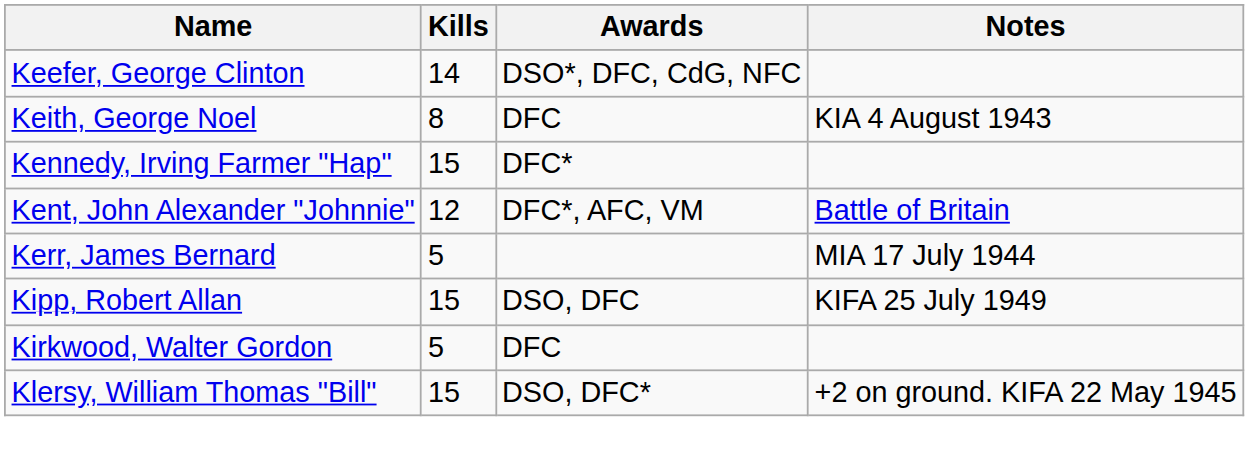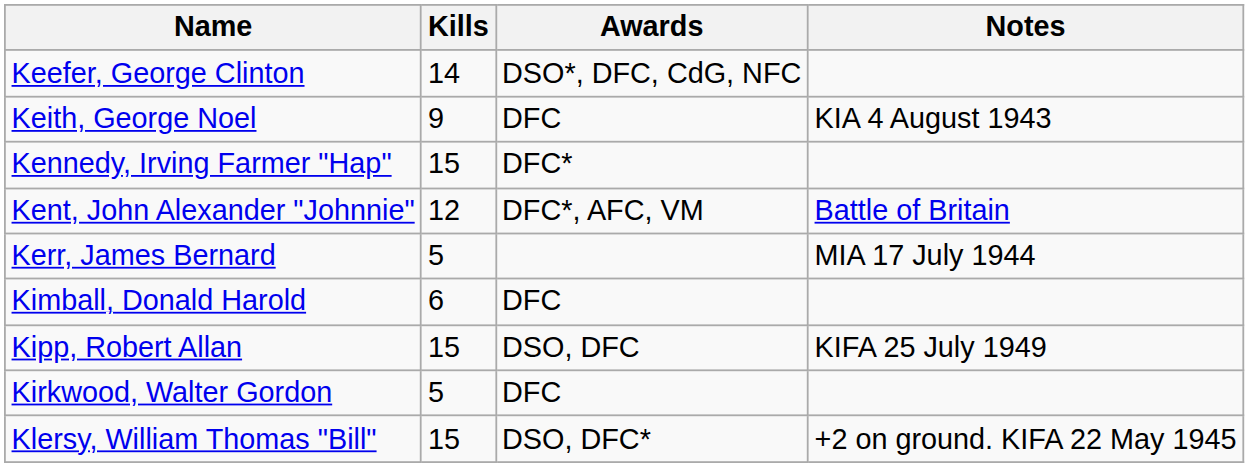(436, 118) 8 -> (436, 118) 9
+ row: (159, 301)
